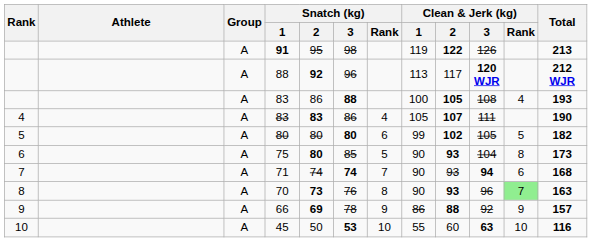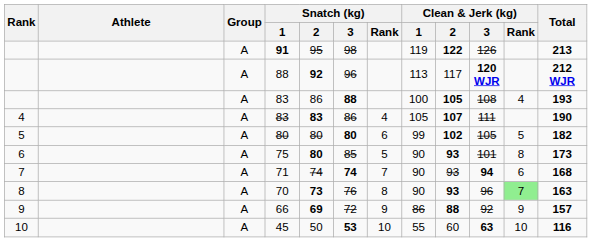(487, 154) 104 -> (487, 154) 101
(350, 209) 78 -> (350, 209) 72
